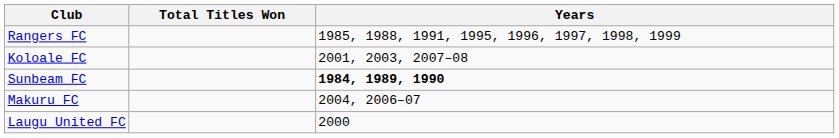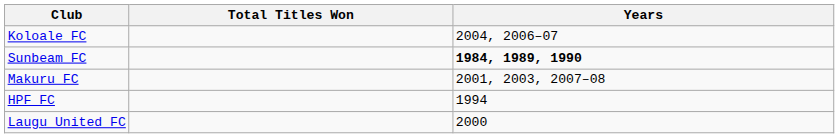- row: (47, 37)
(393, 58) 2001, 2003, 2007–08 -> (507, 37) 2004, 2006–07
(370, 101) 2004, 2006–07 -> (531, 79) 2001, 2003, 2007–08
+ row: (31, 101)
